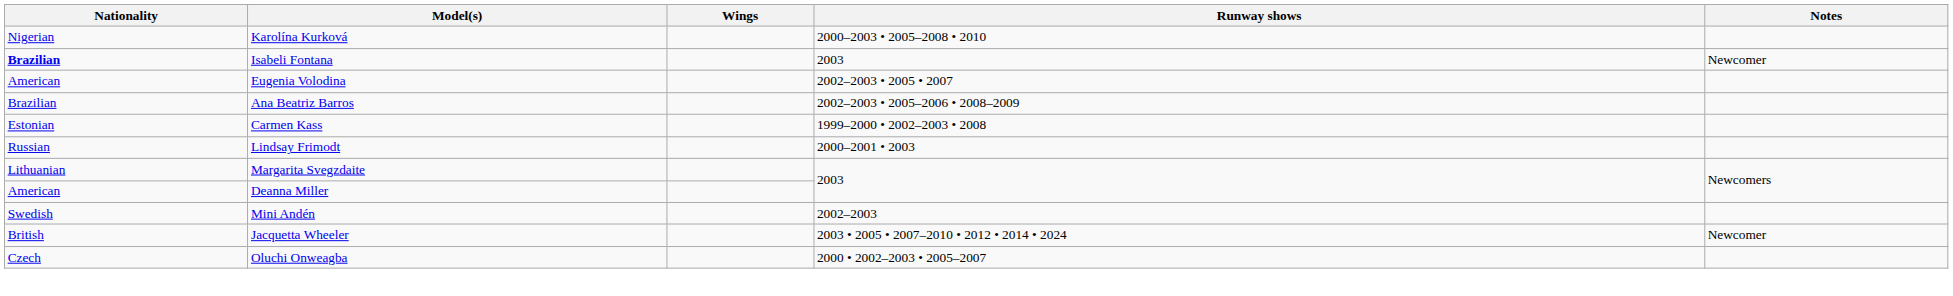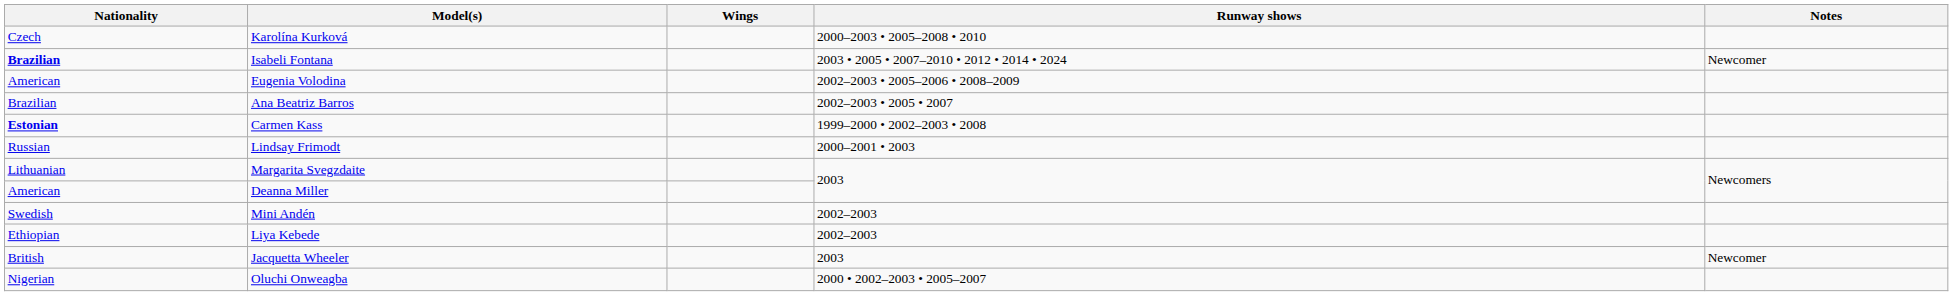(31, 37) Nigerian -> (24, 37) Czech
(830, 59) 2003 -> (942, 59) 2003 • 2005 • 2007–2010 • 2012 • 2014 • 2024
(885, 81) 2002–2003 • 2005 • 2007 -> (918, 81) 2002–2003 • 2005–2006 • 2008–2009
(918, 103) 2002–2003 • 2005–2006 • 2008–2009 -> (885, 103) 2002–2003 • 2005 • 2007
(31, 125) normal -> (33, 125) bold
+ row: (285, 234)
(942, 234) 2003 • 2005 • 2007–2010 • 2012 • 2014 • 2024 -> (830, 256) 2003
(24, 256) Czech -> (31, 278) Nigerian
